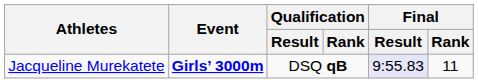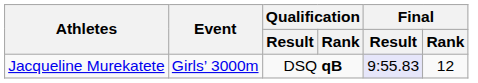(218, 66) bold -> (215, 66) normal
(450, 66) 11 -> (445, 66) 12
